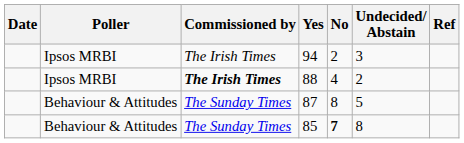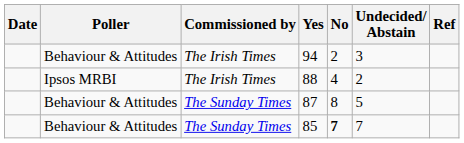(80, 56) Ipsos MRBI -> (111, 56) Behaviour & Attitudes
(233, 79) bold -> (230, 79) normal
(359, 126) 8 -> (359, 126) 7
